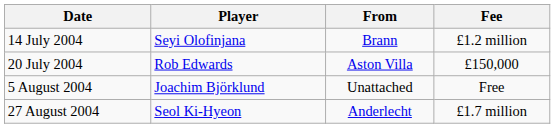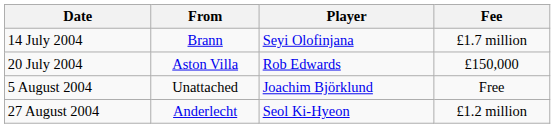columns swapped: (238, 16) <-> (380, 16)
(492, 40) £1.2 million -> (492, 40) £1.7 million
(492, 111) £1.7 million -> (492, 111) £1.2 million
